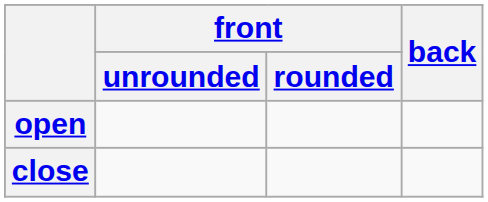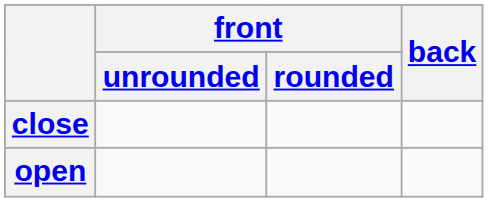rows swapped: (50, 171) <-> (50, 123)
